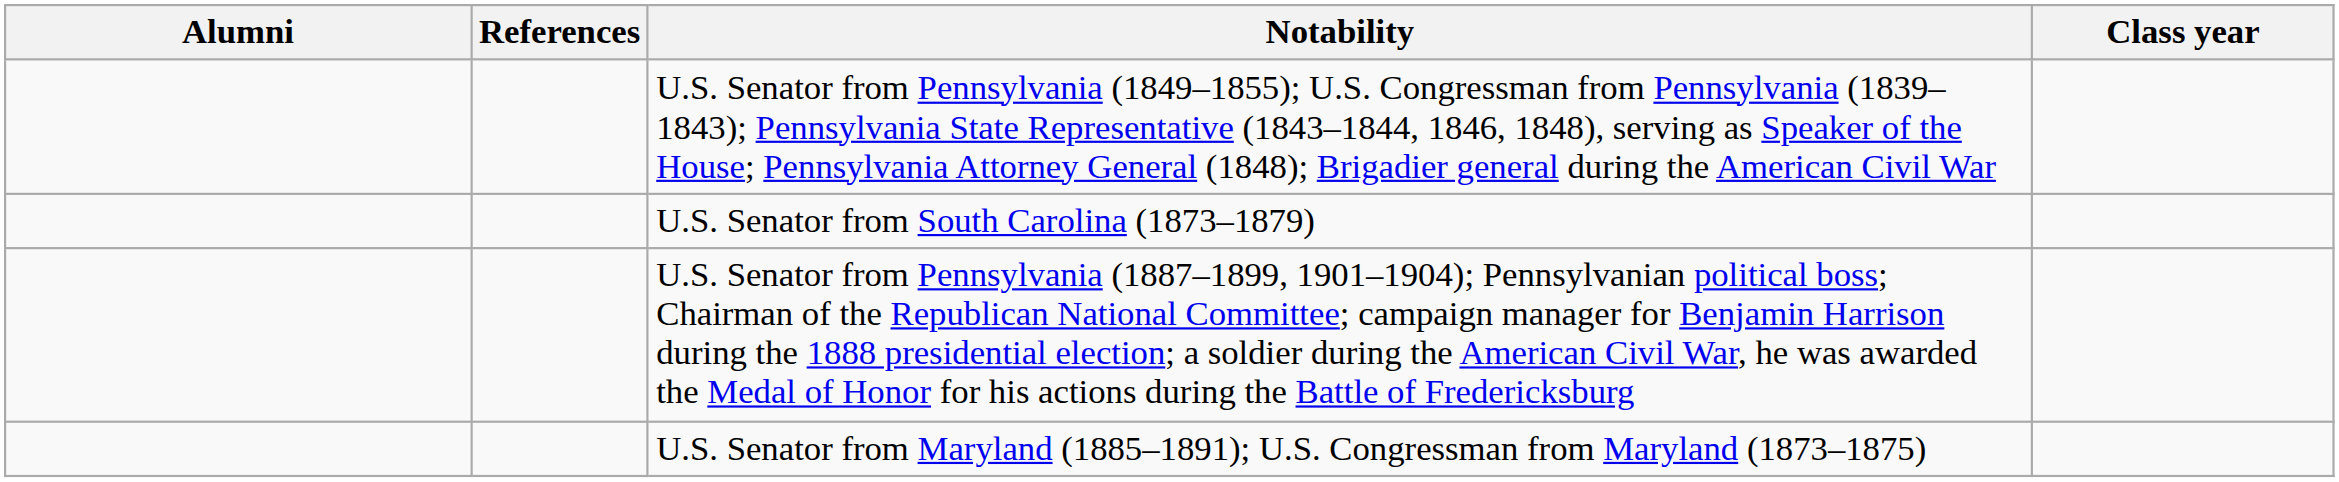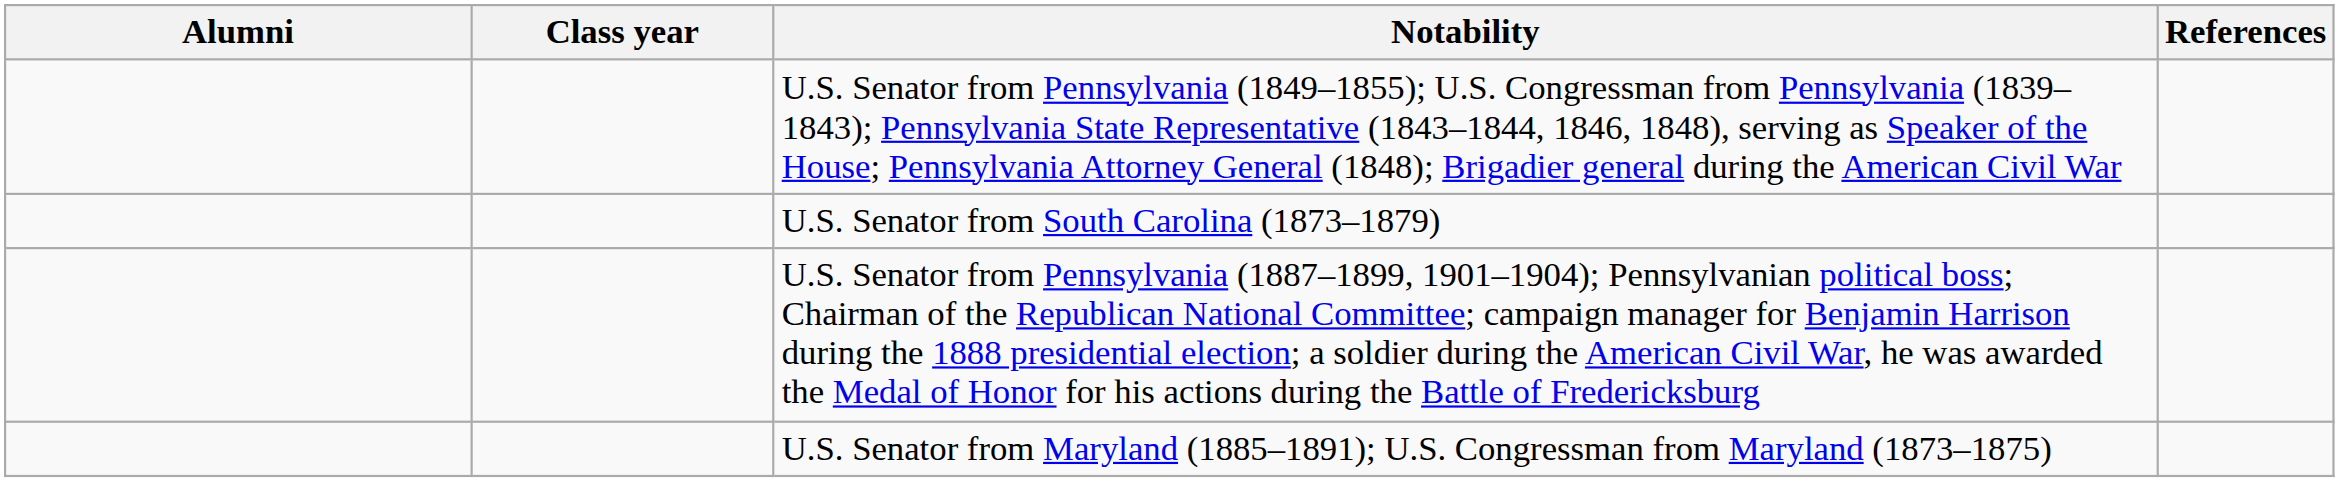columns swapped: (2183, 32) <-> (560, 32)
